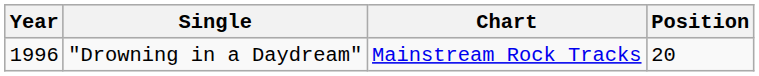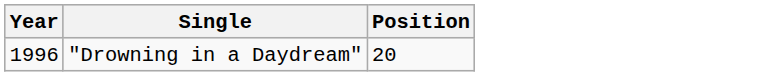- column: (507, 21)
